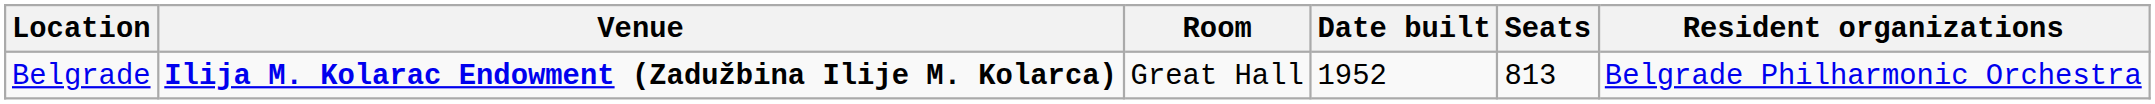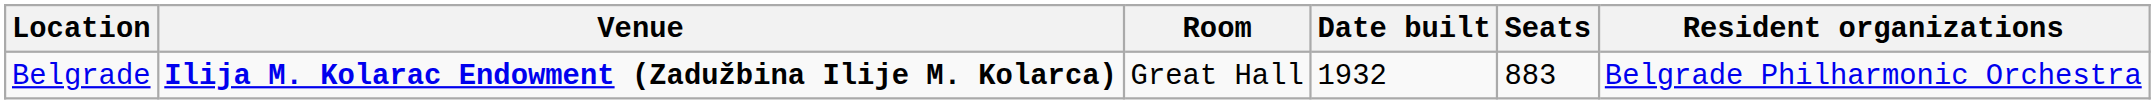(1352, 76) 1952 -> (1352, 76) 1932
(1530, 76) 813 -> (1530, 76) 883
